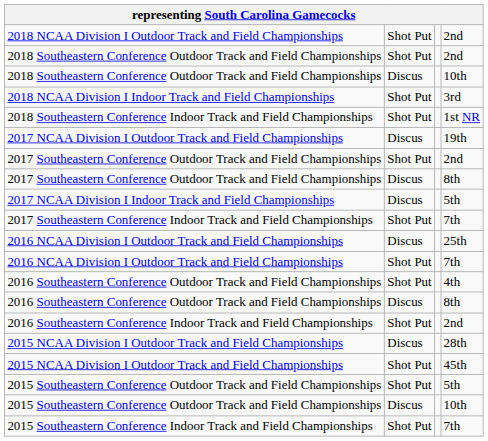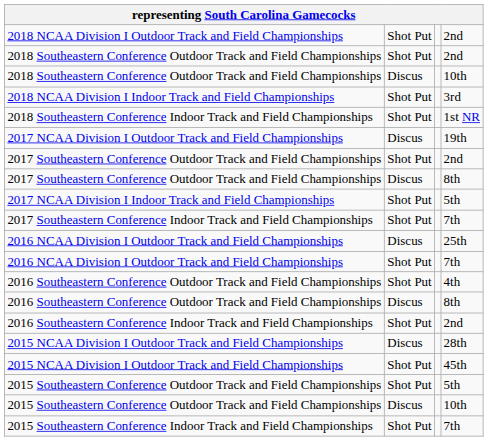(405, 199) Discus -> (410, 199) Shot Put
